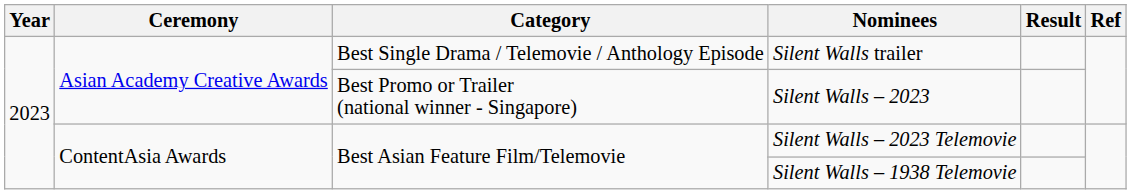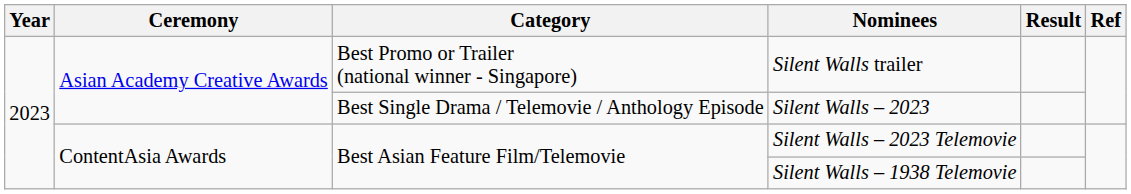(550, 52) Best Single Drama / Telemovie / Anthology Episode -> (457, 64) Best Promo or Trailer (national winner - Singapore)
(457, 96) Best Promo or Trailer (national winner - Singapore) -> (550, 107) Best Single Drama / Telemovie / Anthology Episode
